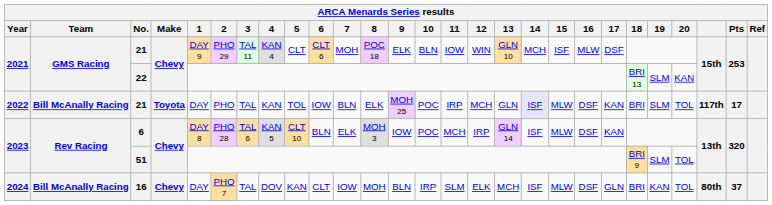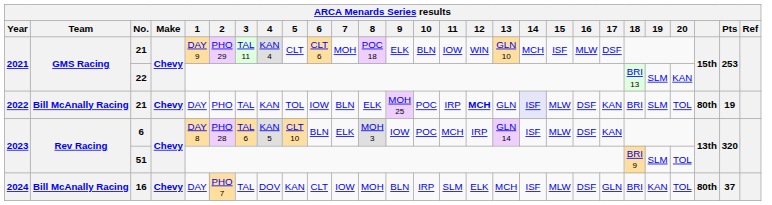(169, 105) Toyota -> (168, 105) Chevy
(481, 105) normal -> (479, 105) bold
(711, 105) 117th -> (707, 105) 80th
(737, 105) 17 -> (730, 105) 19
